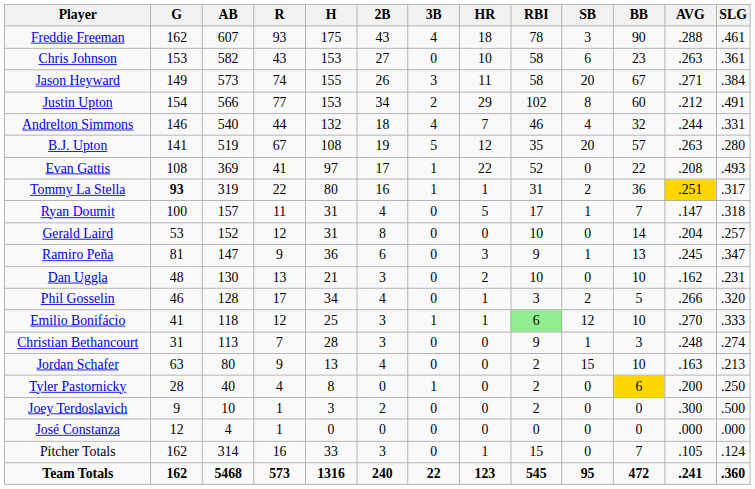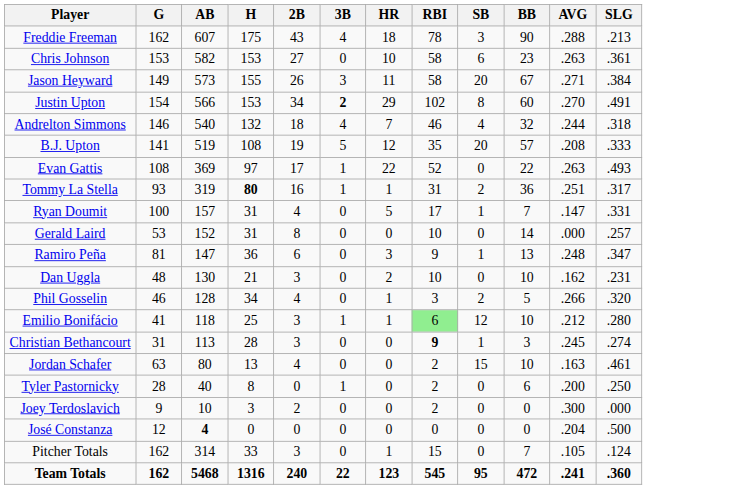- column: (280, 15)
(733, 37) .461 -> (619, 37) .213
(434, 102) normal -> (343, 102) bold
(690, 102) .212 -> (573, 102) .270
(733, 124) .331 -> (619, 124) .318
(690, 146) .263 -> (573, 146) .208
(733, 146) .280 -> (619, 146) .333
(690, 168) .208 -> (573, 168) .263
(177, 189) bold -> (159, 189) normal
(331, 189) normal -> (251, 189) bold
(690, 189) gold background -> (573, 189) no background
(733, 211) .318 -> (619, 211) .331
(690, 233) .204 -> (573, 233) .000
(690, 255) .245 -> (573, 255) .248
(690, 320) .270 -> (573, 320) .212
(733, 320) .333 -> (619, 320) .280
(536, 342) normal -> (435, 342) bold
(690, 342) .248 -> (573, 342) .245
(733, 364) .213 -> (619, 364) .461
(639, 386) gold background -> (527, 386) no background
(733, 408) .500 -> (619, 408) .000
(228, 430) normal -> (205, 430) bold
(690, 430) .000 -> (573, 430) .204
(733, 430) .000 -> (619, 430) .500
